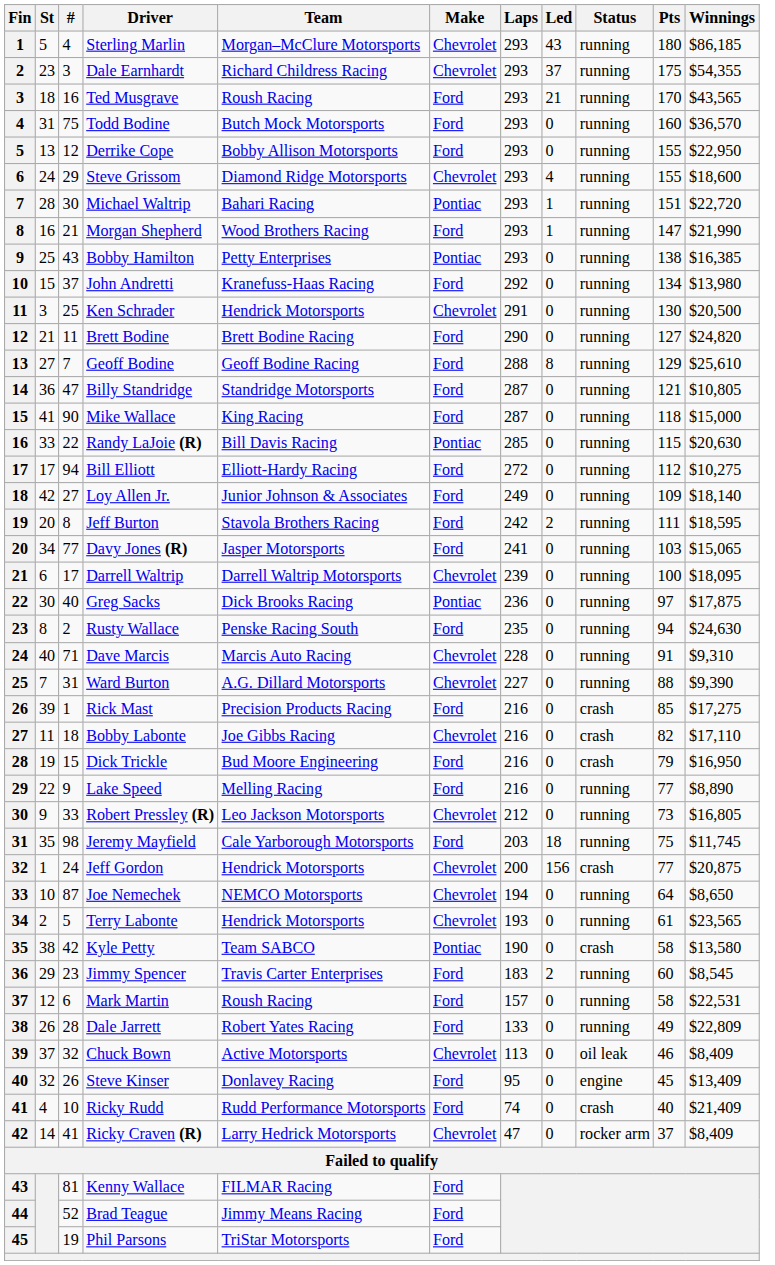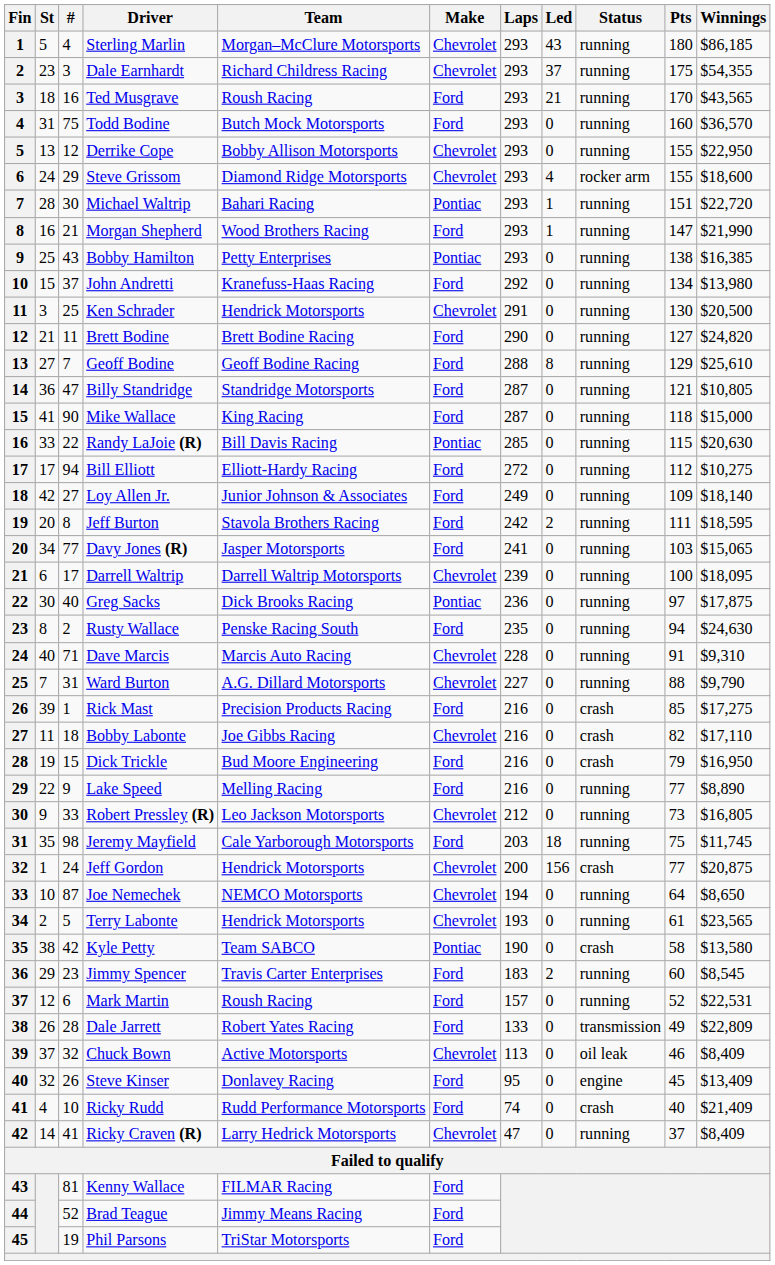(448, 150) Ford -> (465, 150) Chevrolet
(605, 177) running -> (615, 177) rocker arm
(711, 682) $9,390 -> (722, 682) $9,790
(665, 1000) 58 -> (677, 1000) 52
(605, 1027) running -> (620, 1027) transmission
(615, 1133) rocker arm -> (605, 1133) running
